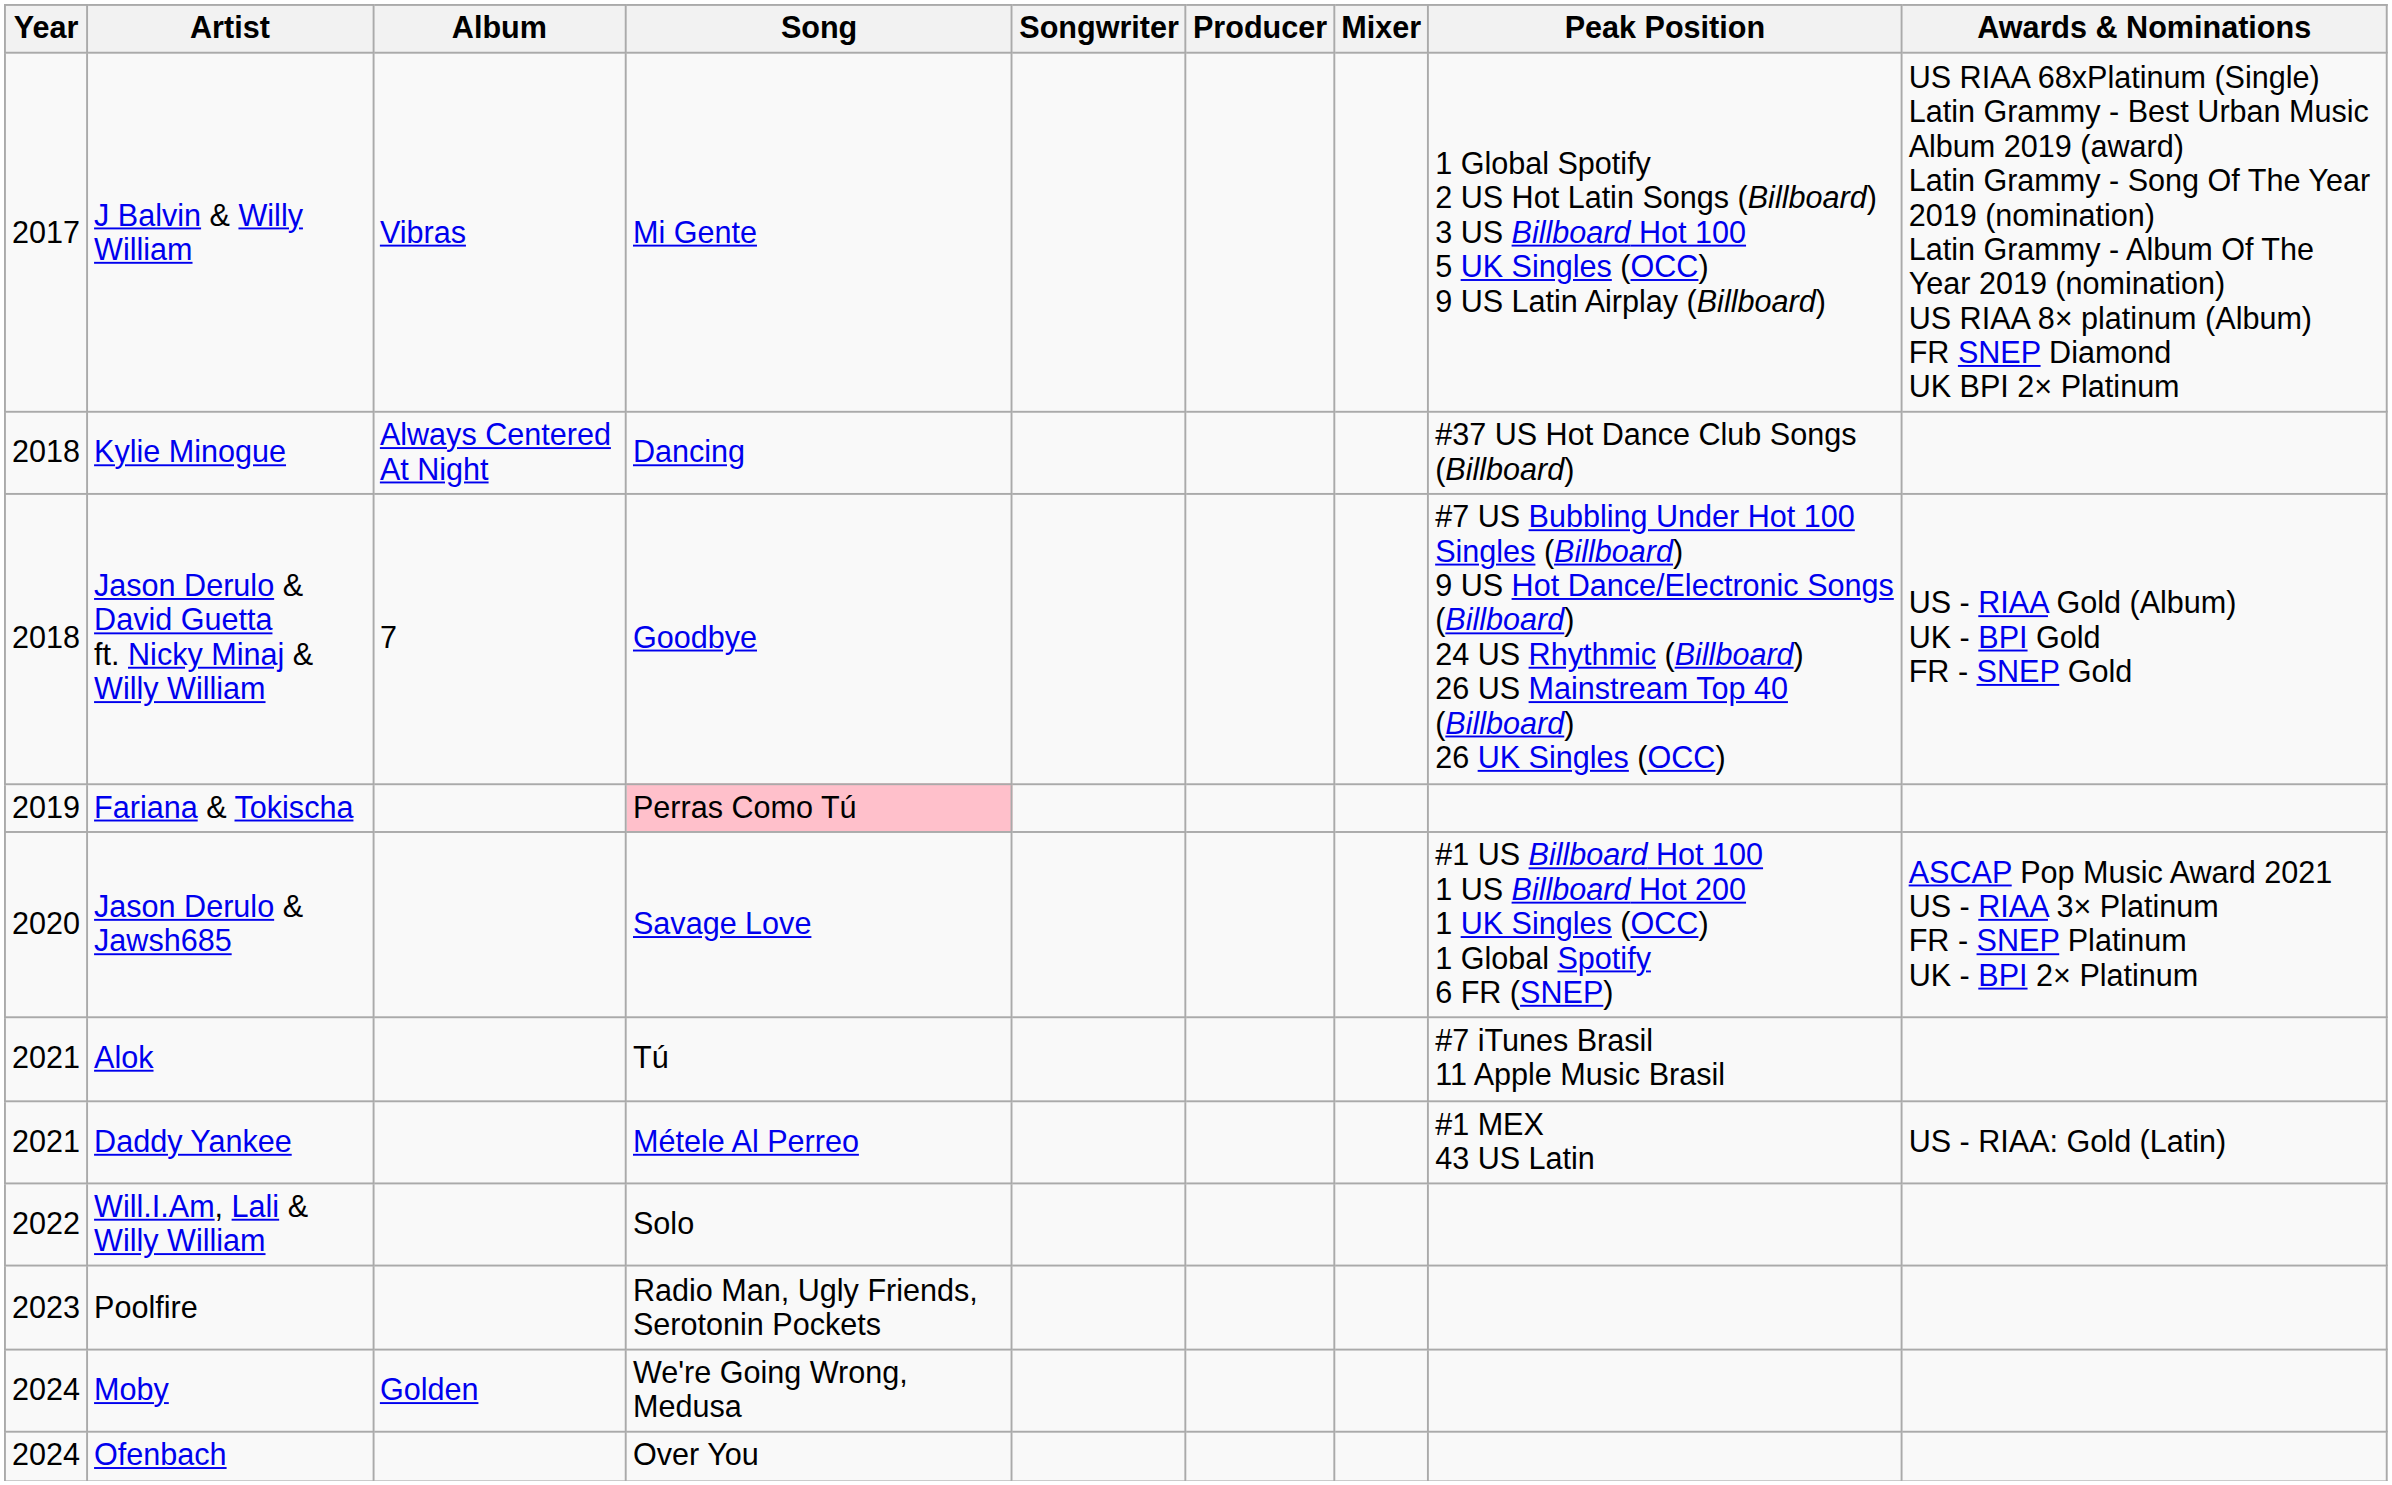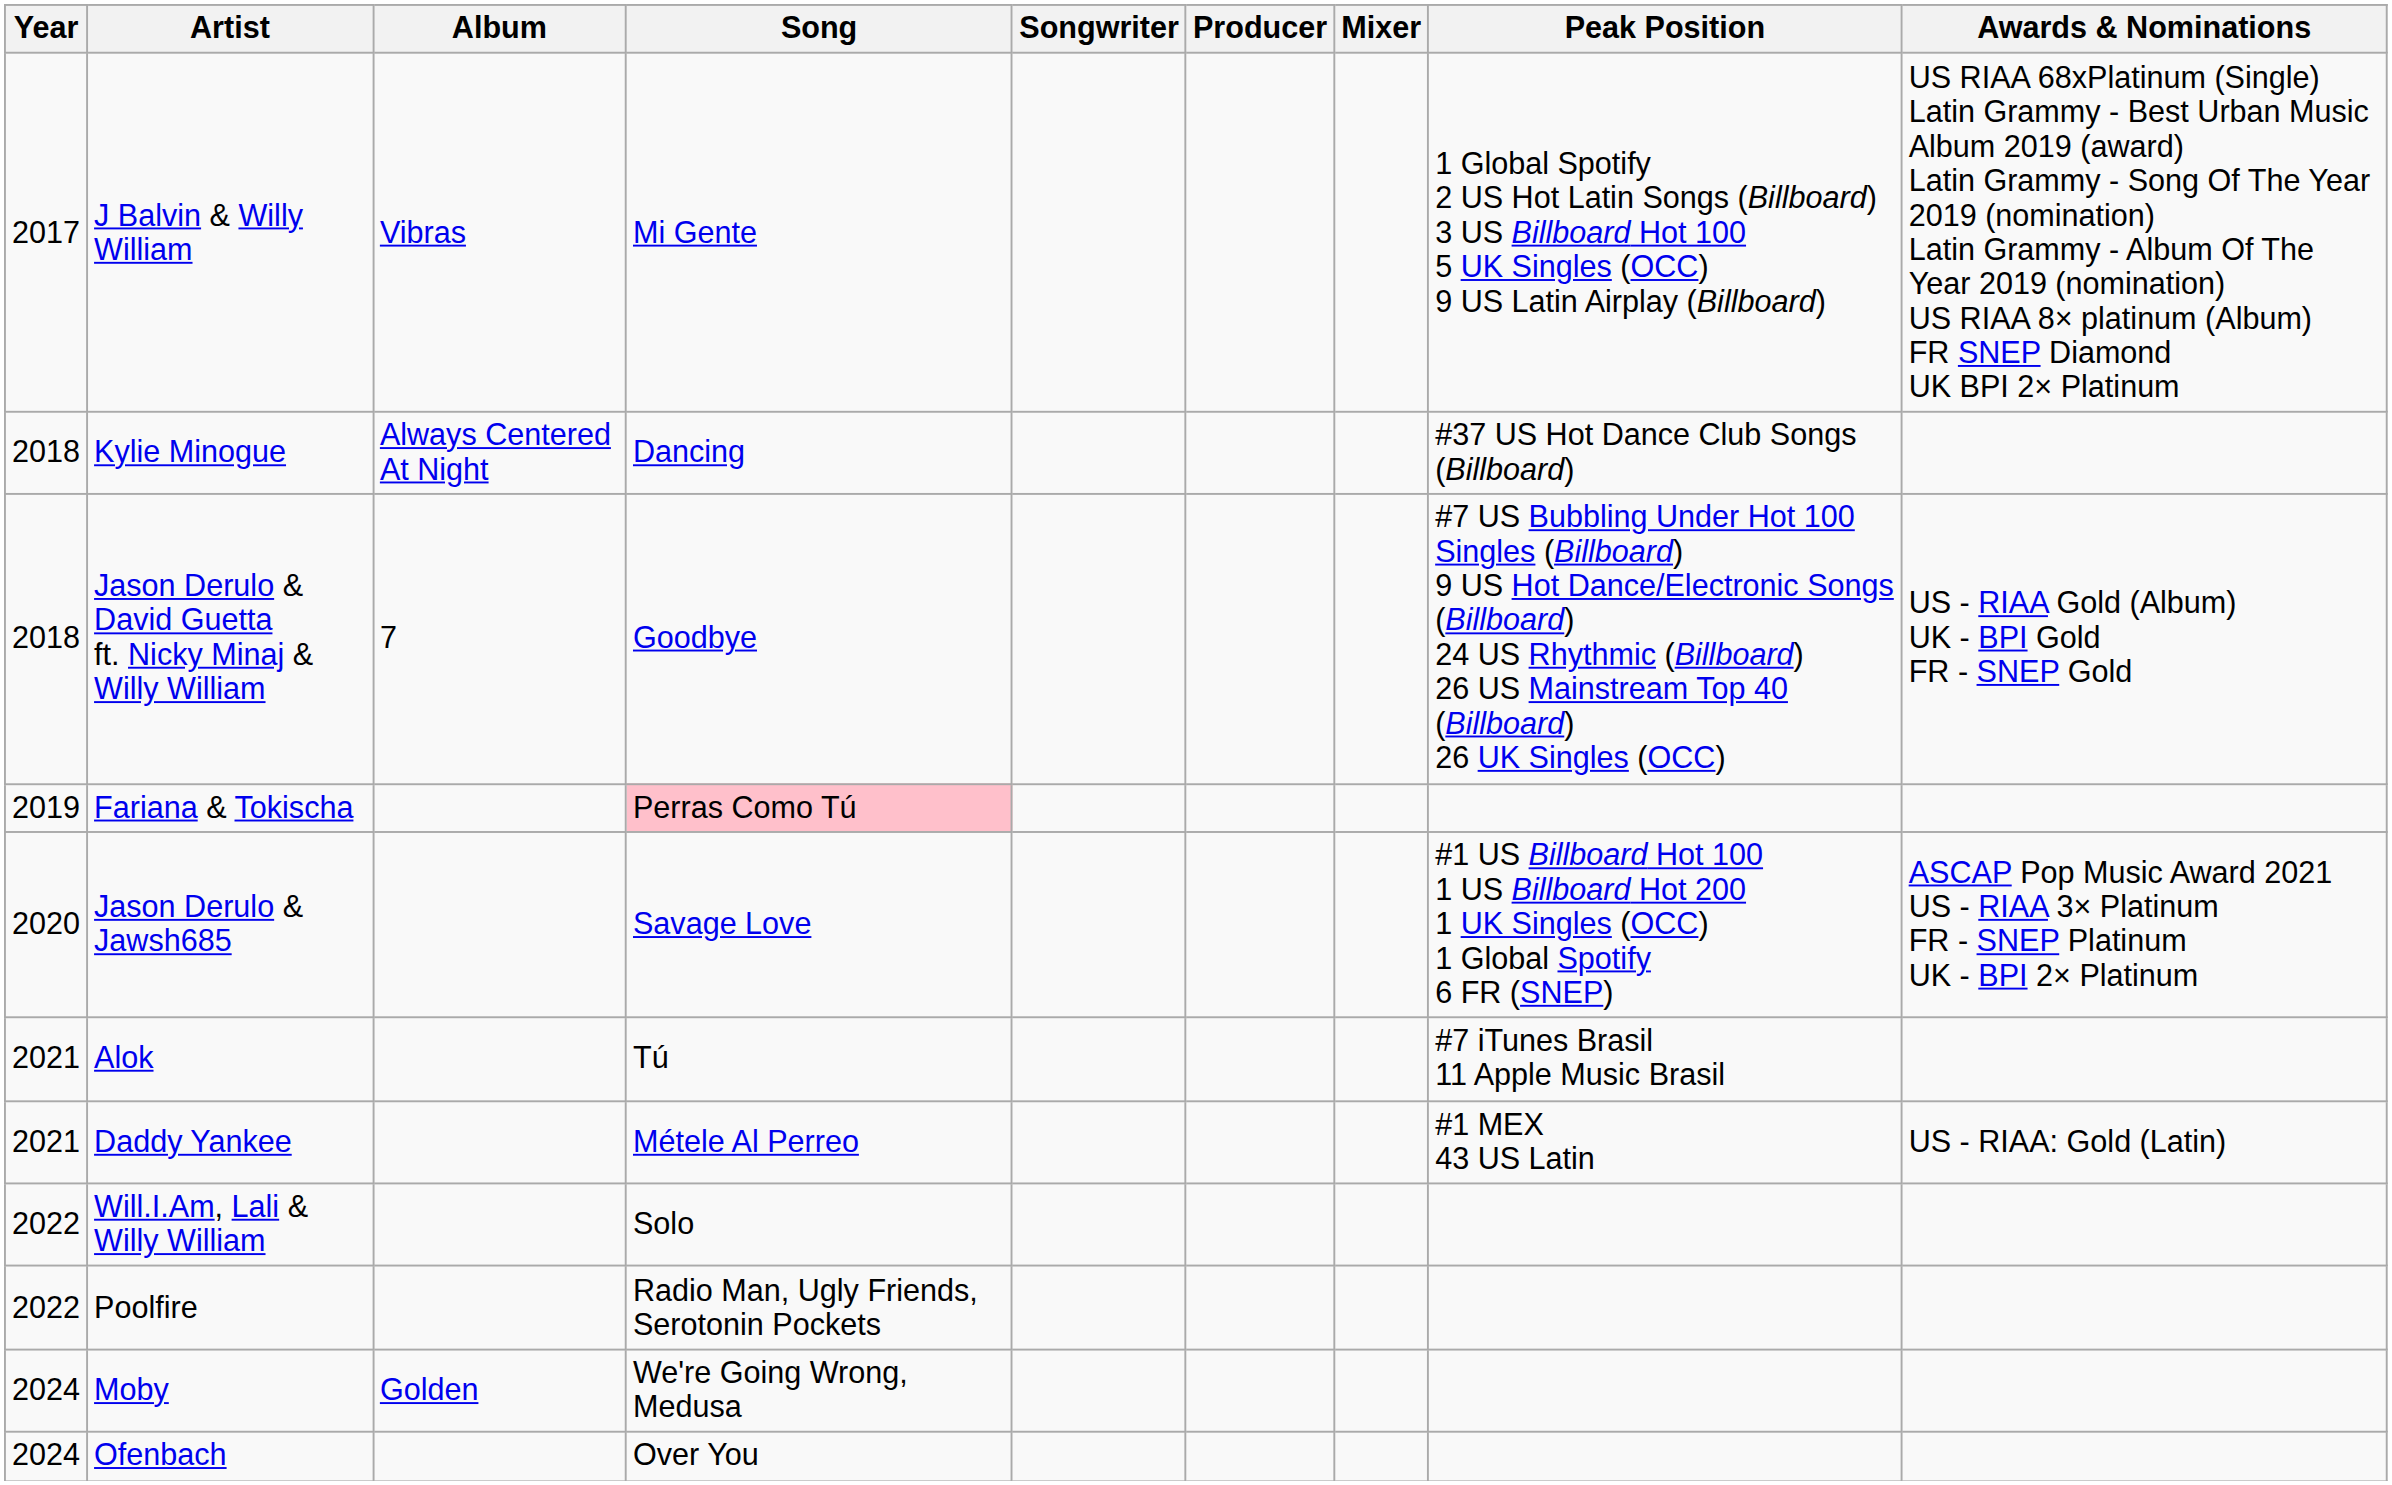(46, 1307) 2023 -> (46, 1307) 2022
